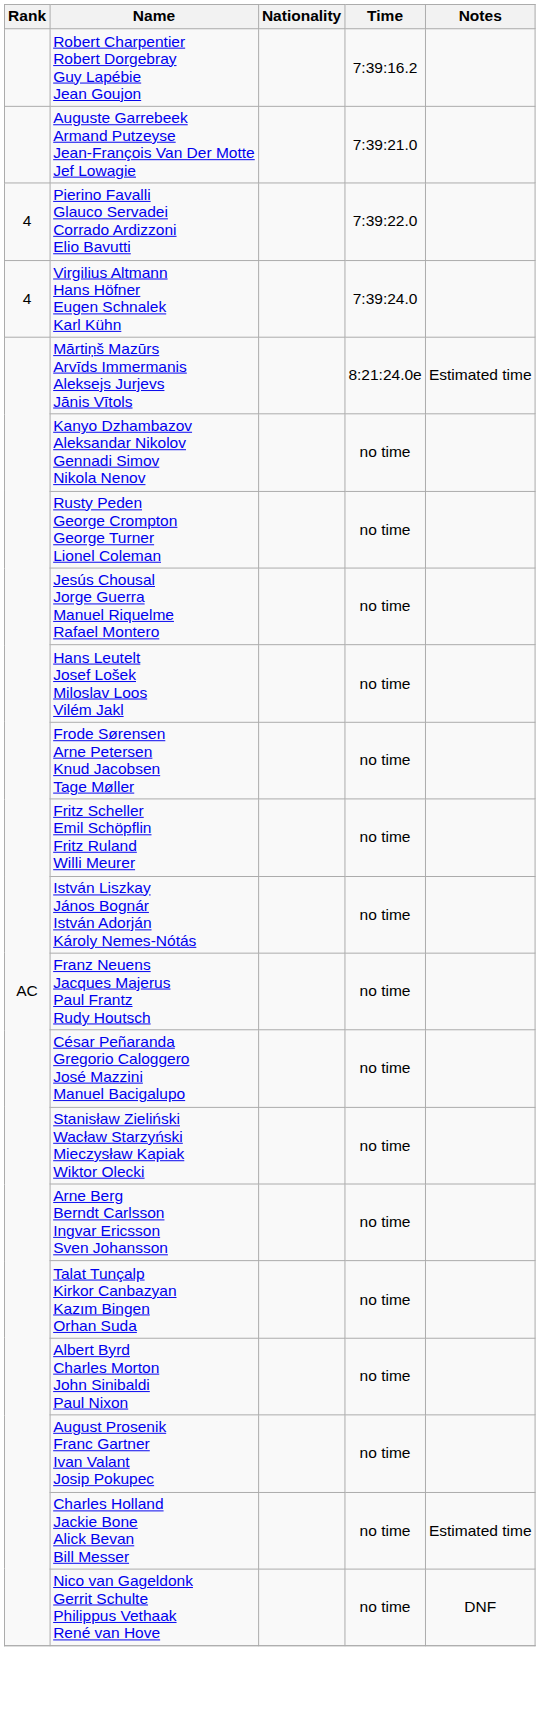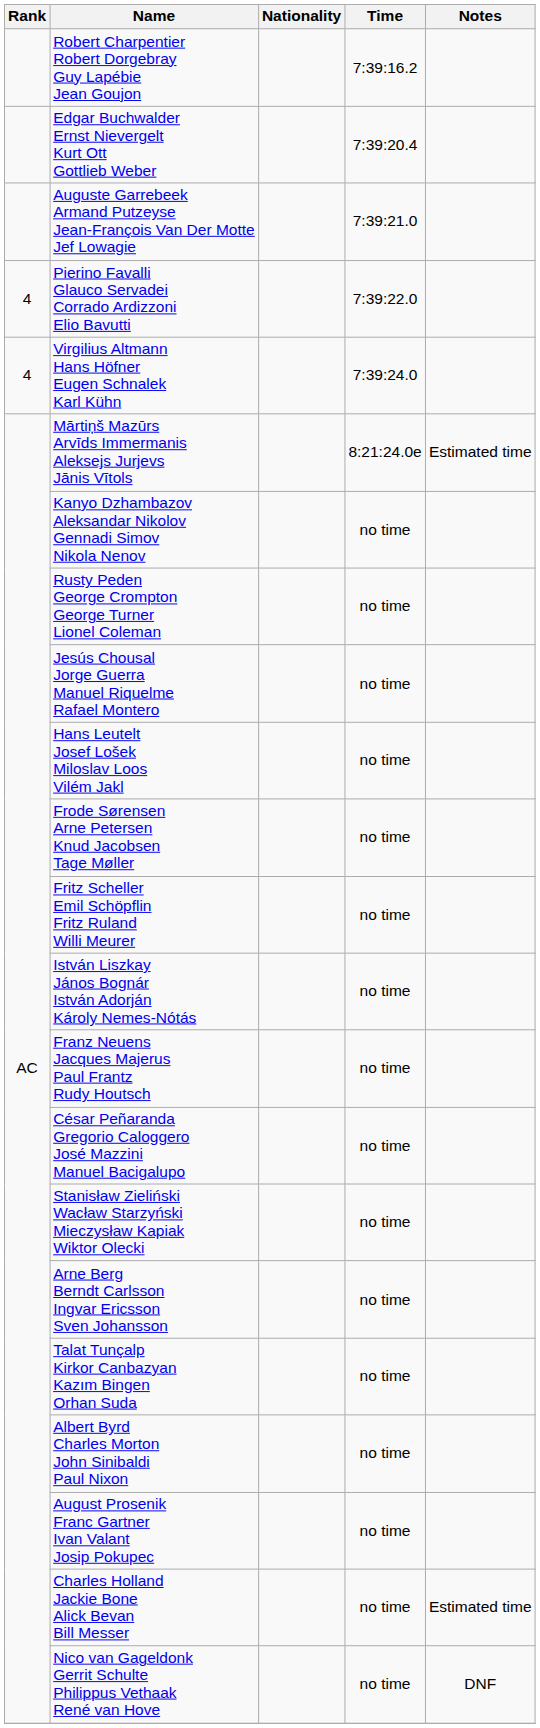+ row: (117, 144)
